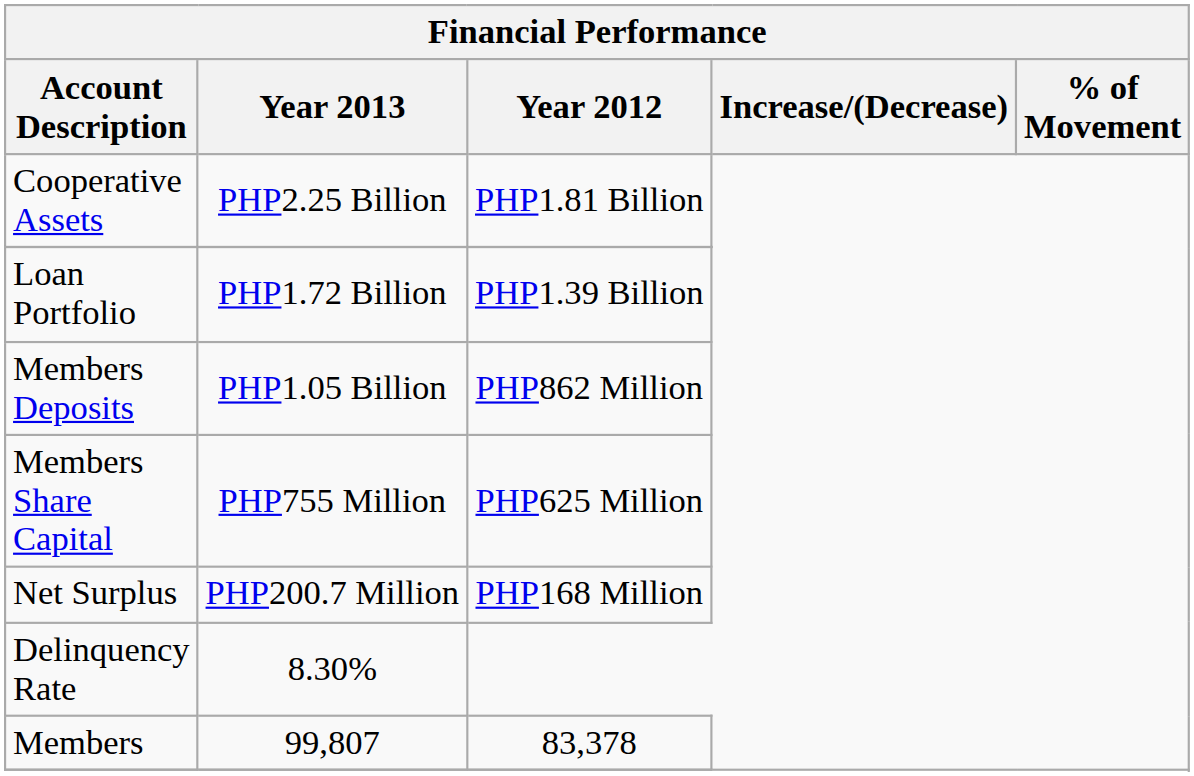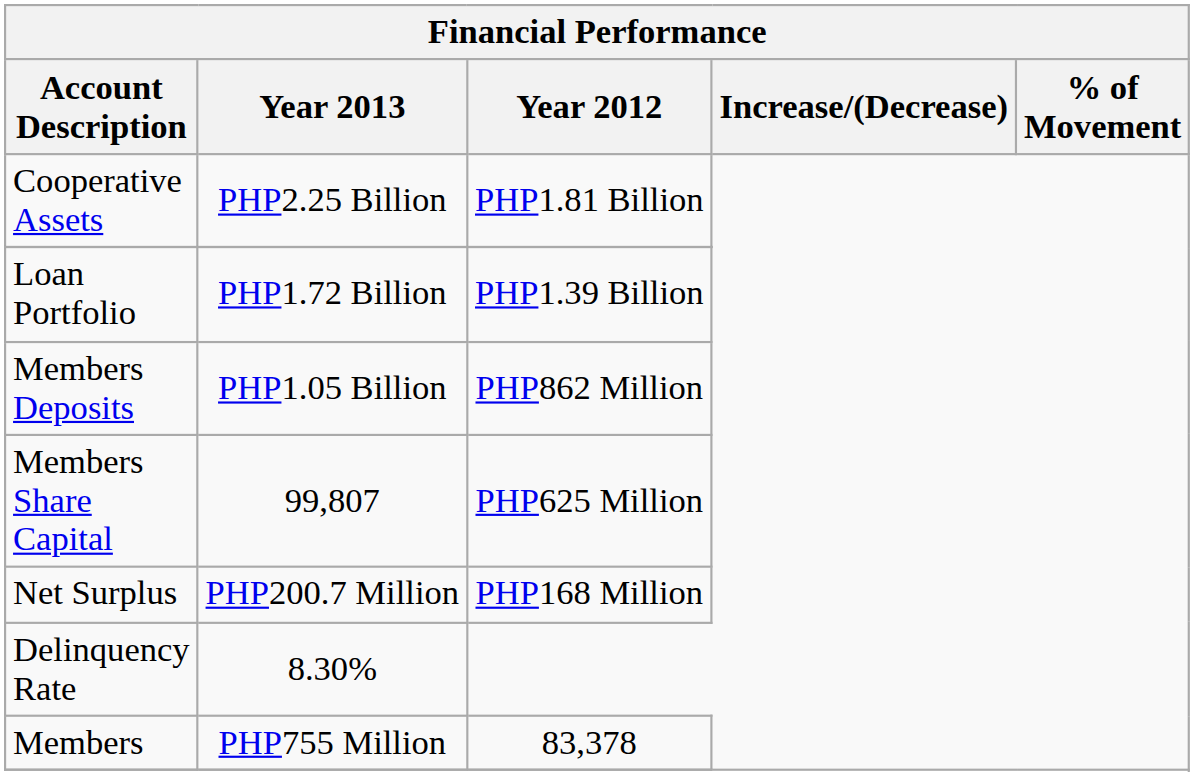(332, 500) PHP755 Million -> (332, 500) 99,807
(332, 742) 99,807 -> (332, 742) PHP755 Million
